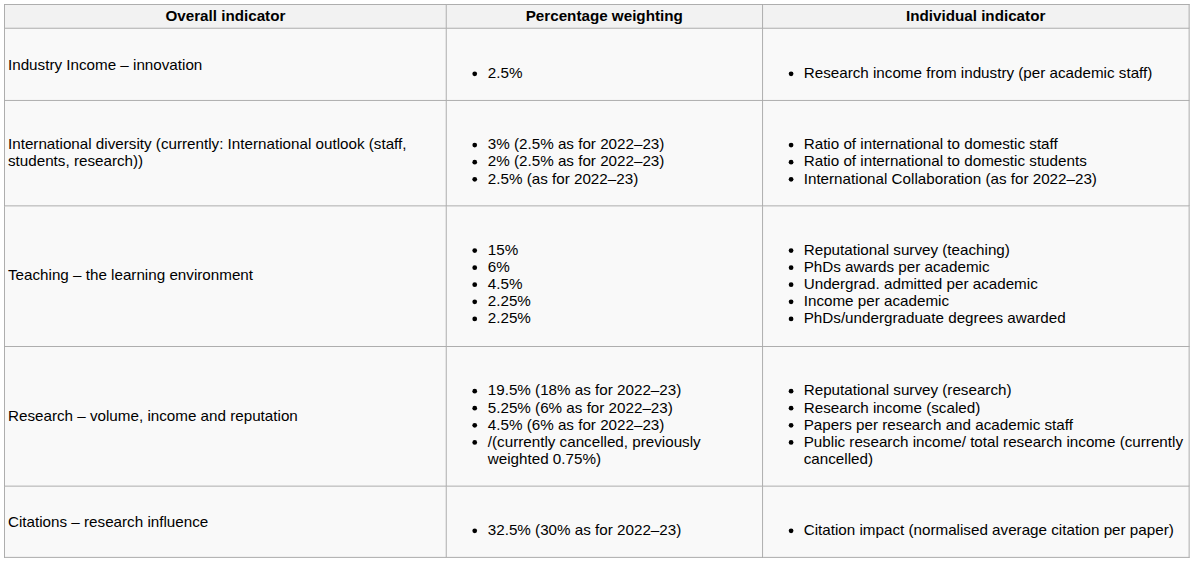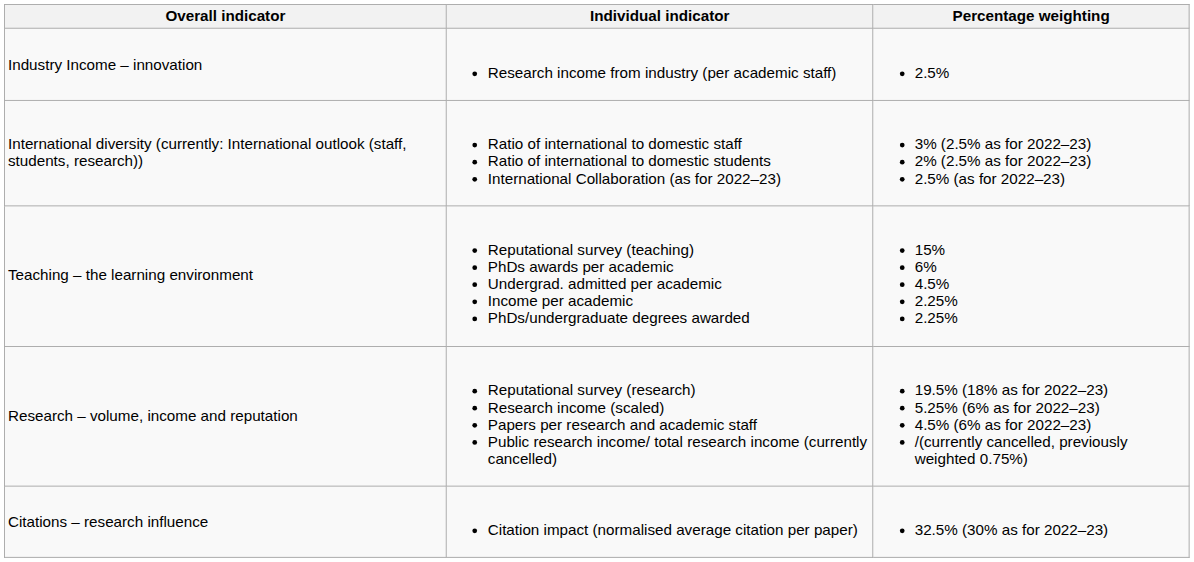columns swapped: (976, 16) <-> (604, 16)
